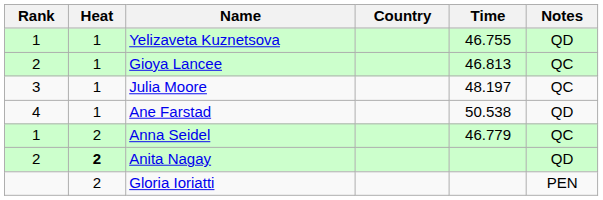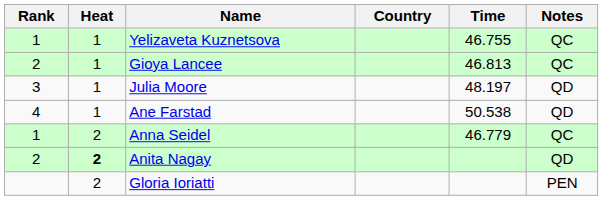(562, 40) QD -> (562, 40) QC
(562, 87) QC -> (562, 87) QD
